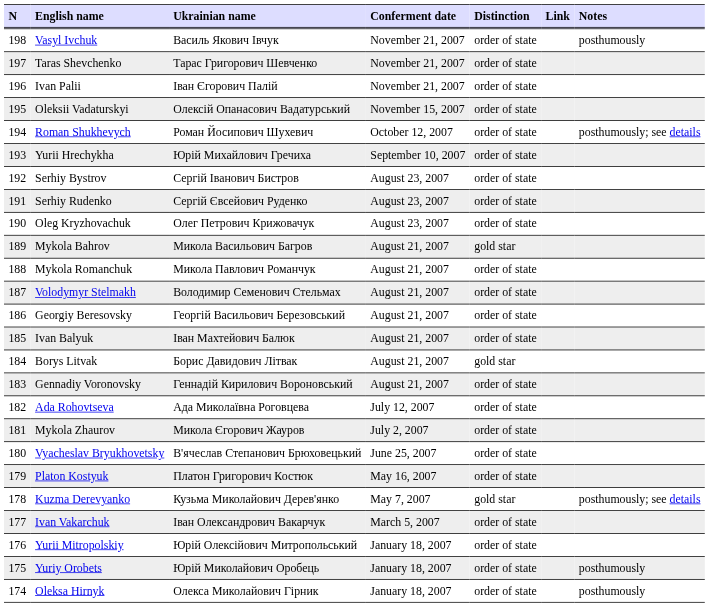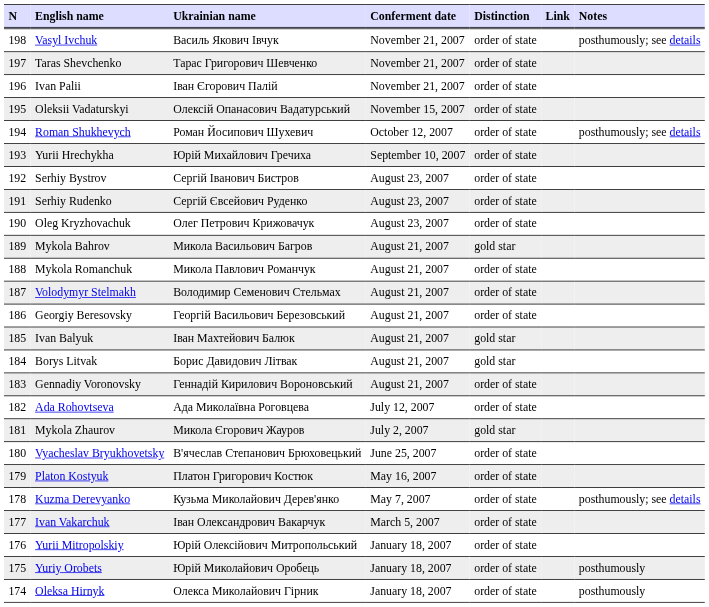(612, 40) posthumously -> (640, 40) posthumously; see details
(505, 338) order of state -> (495, 338) gold star
(505, 430) order of state -> (495, 430) gold star
(495, 499) gold star -> (505, 499) order of state
